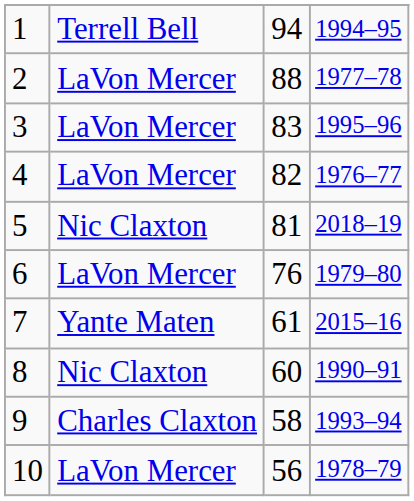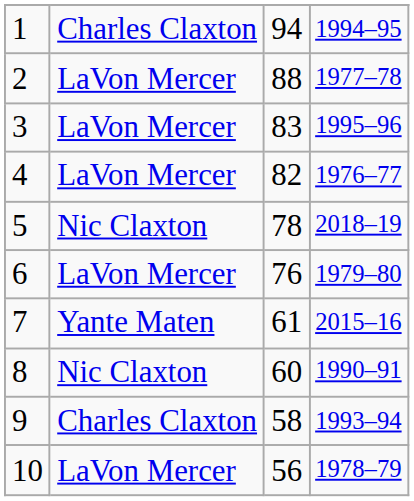(128, 28) Terrell Bell -> (157, 28) Charles Claxton
(287, 224) 81 -> (287, 224) 78
